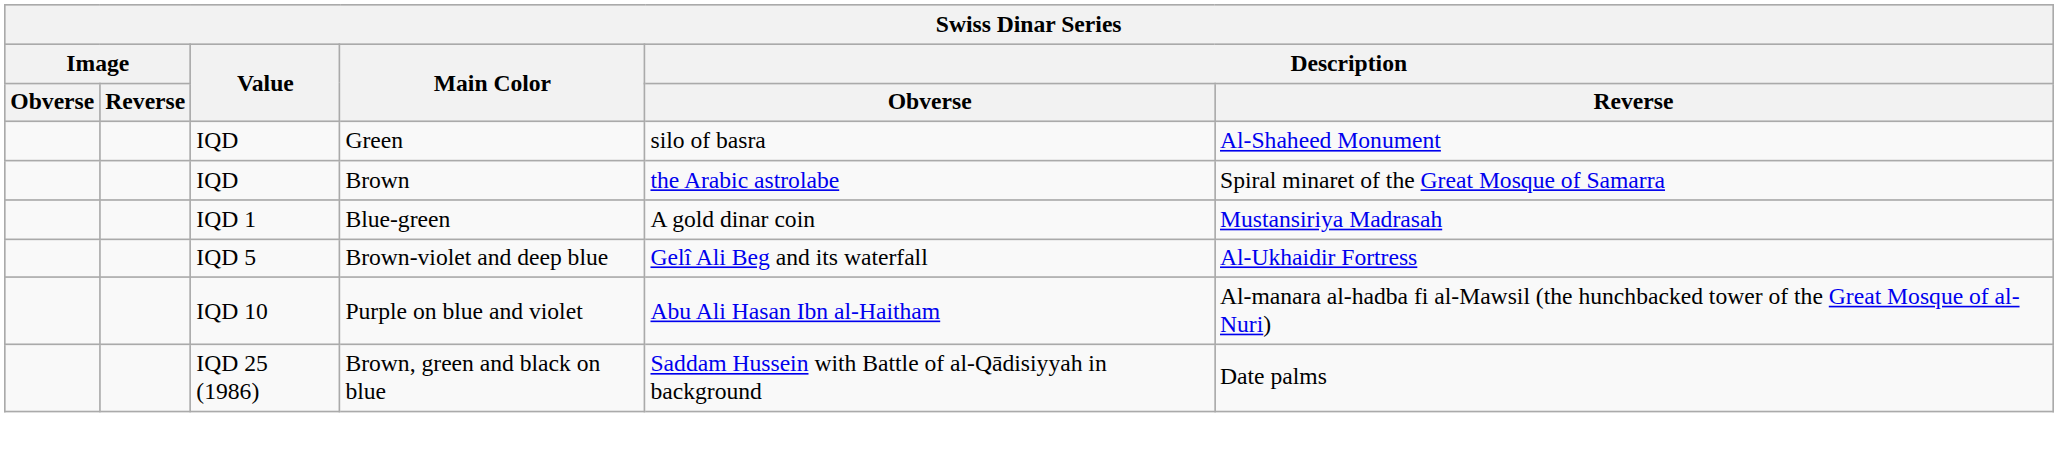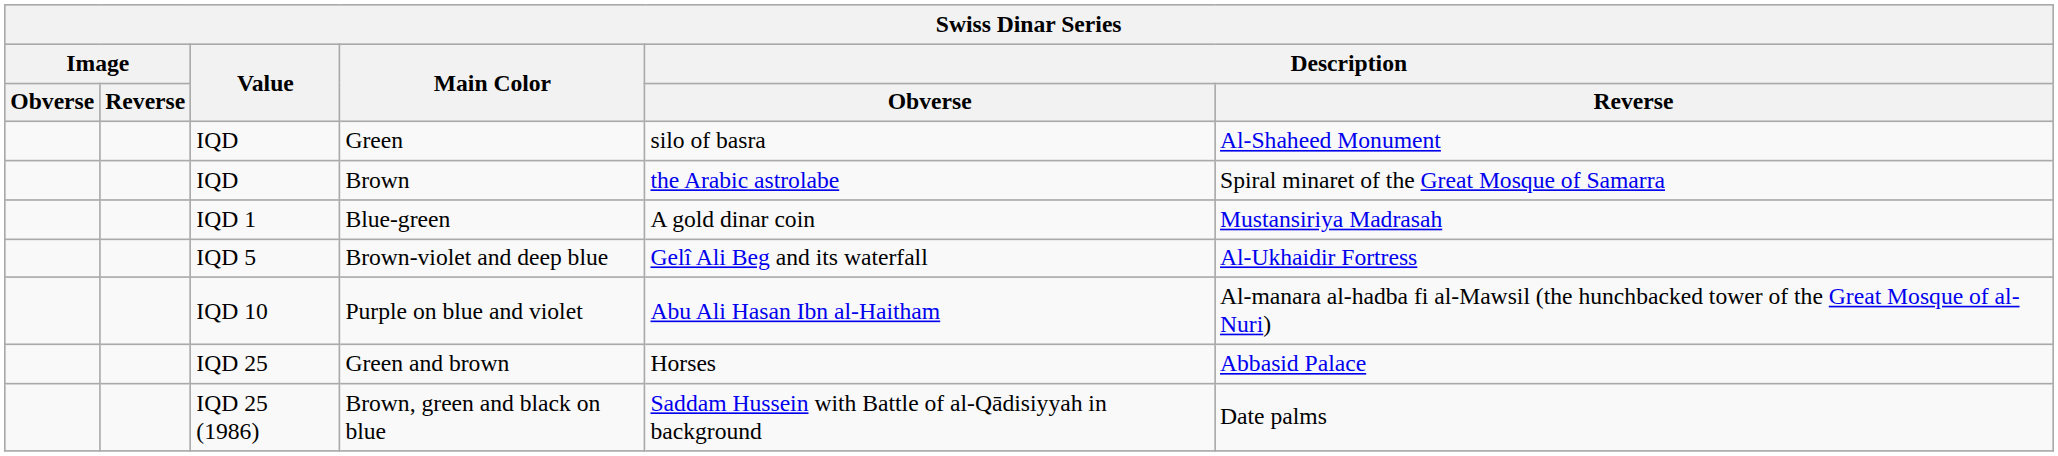+ row: (427, 363)
